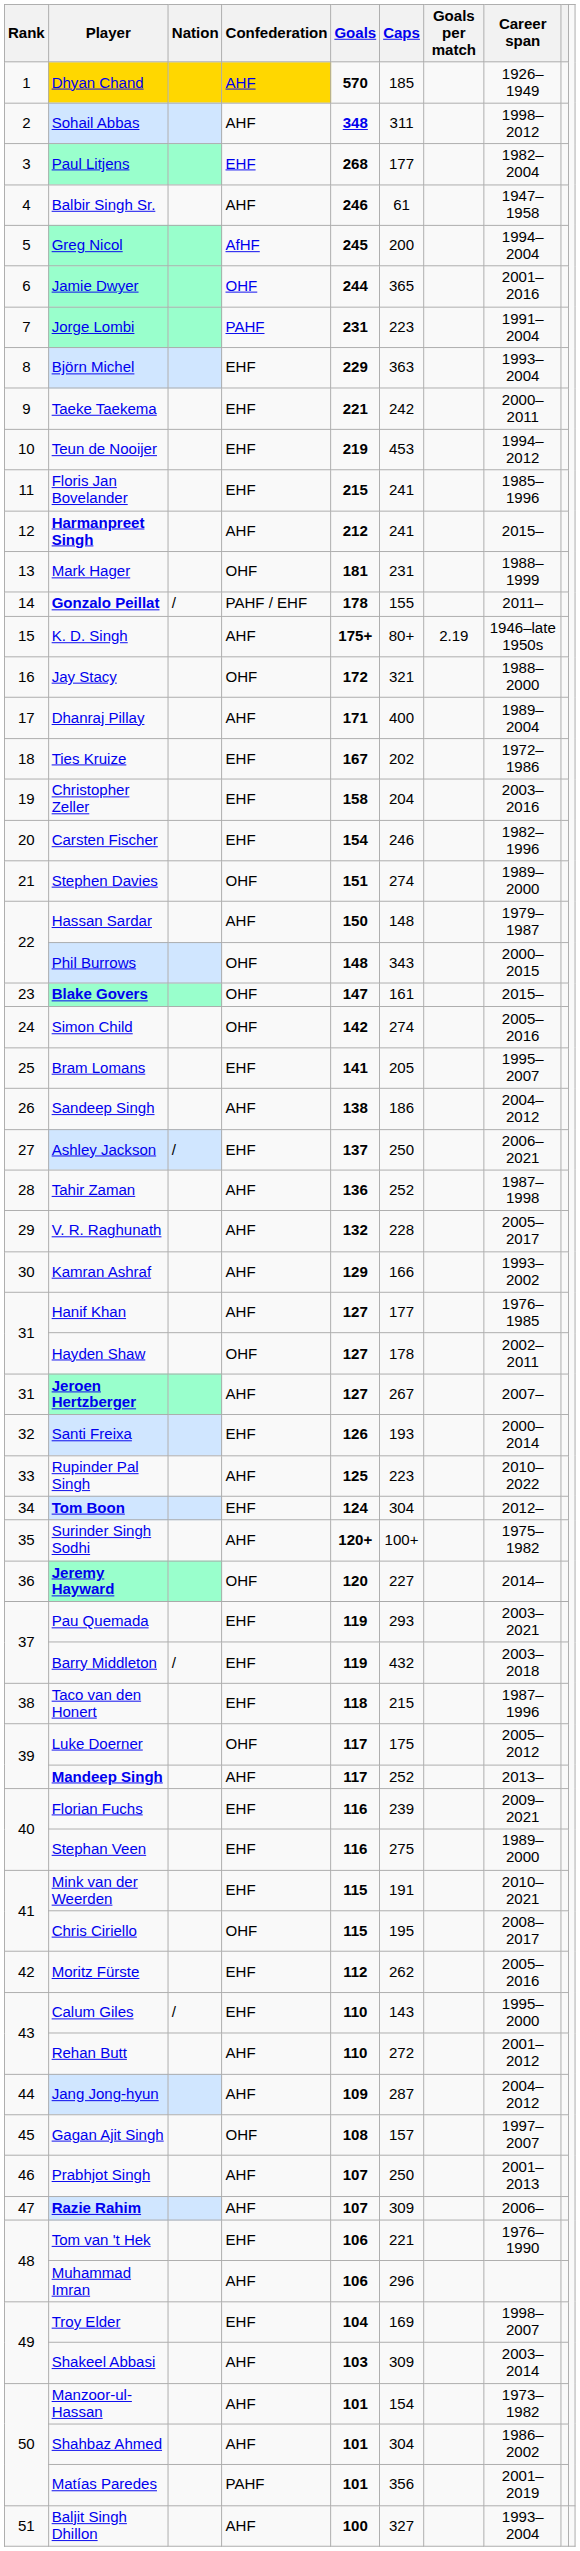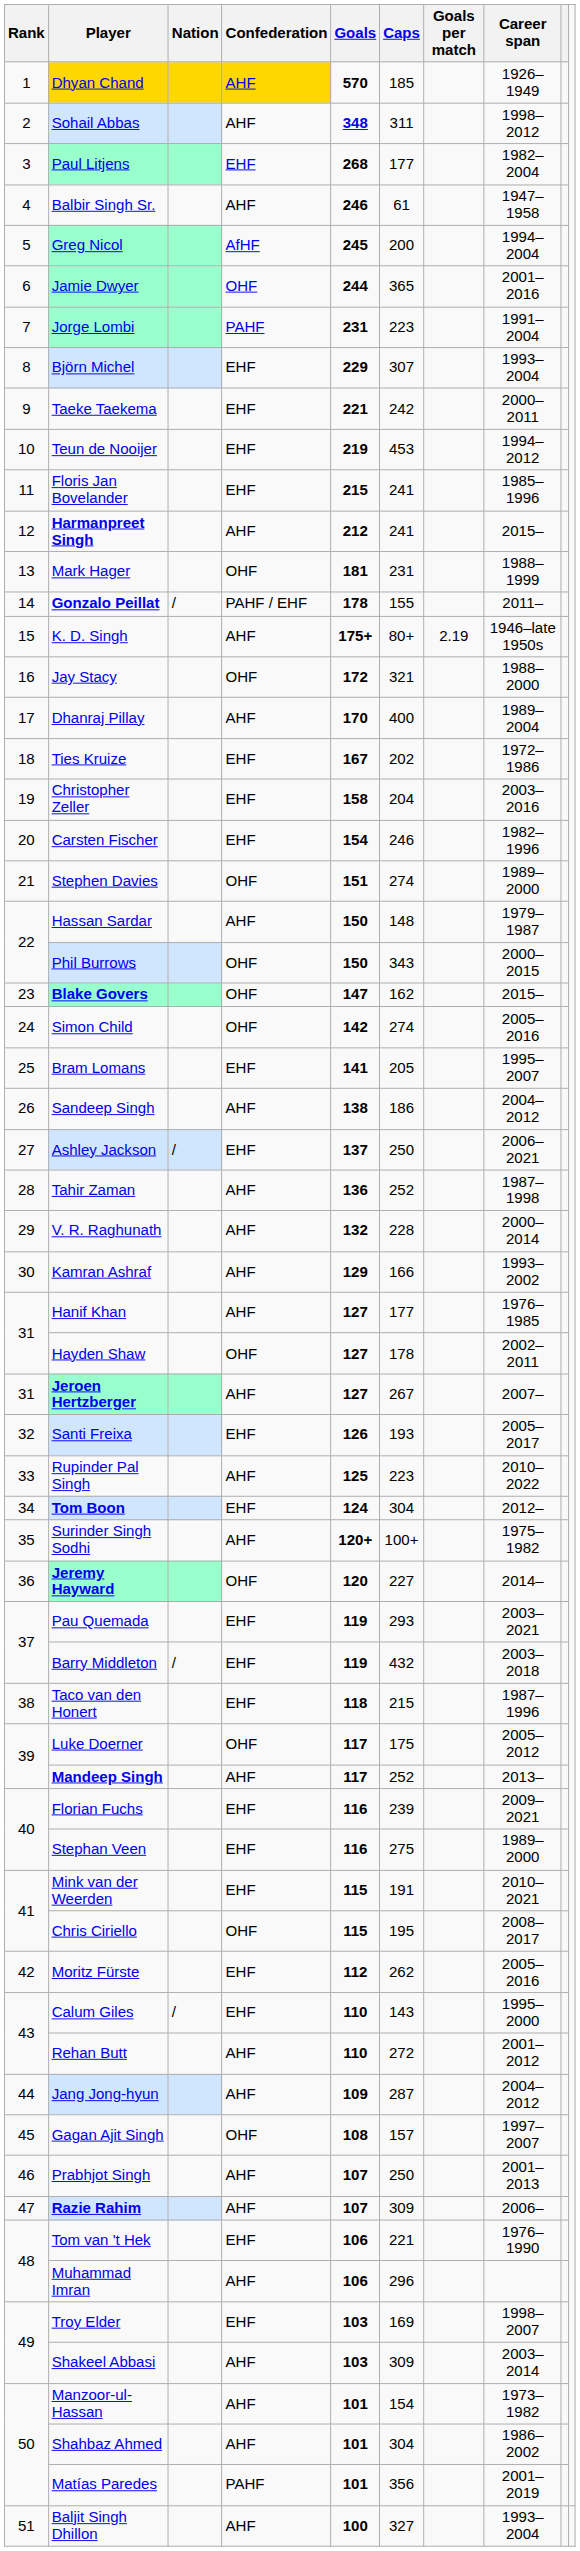(402, 367) 363 -> (402, 367) 307
(355, 718) 171 -> (355, 718) 170
(355, 962) 148 -> (355, 962) 150
(402, 994) 161 -> (402, 994) 162
(523, 1231) 2005–2017 -> (523, 1231) 2000–2014
(523, 1435) 2000–2014 -> (523, 1435) 2005–2017
(355, 2322) 104 -> (355, 2322) 103
